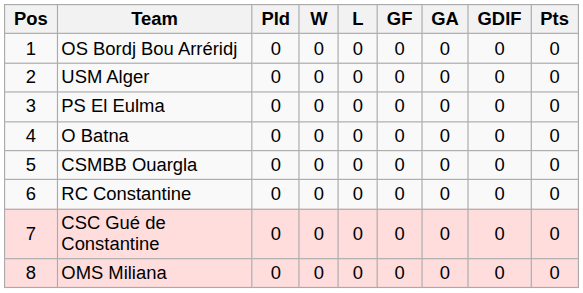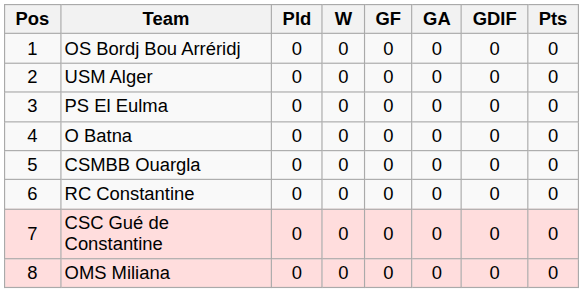- column: (358, 19)
